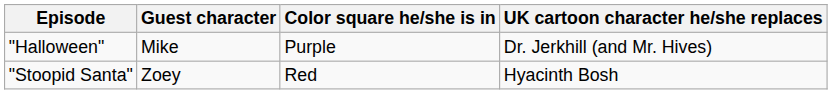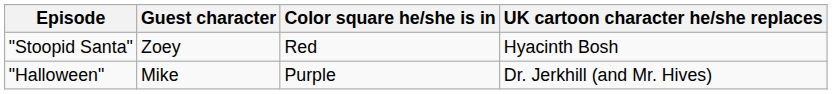rows swapped: (71, 74) <-> (56, 46)
